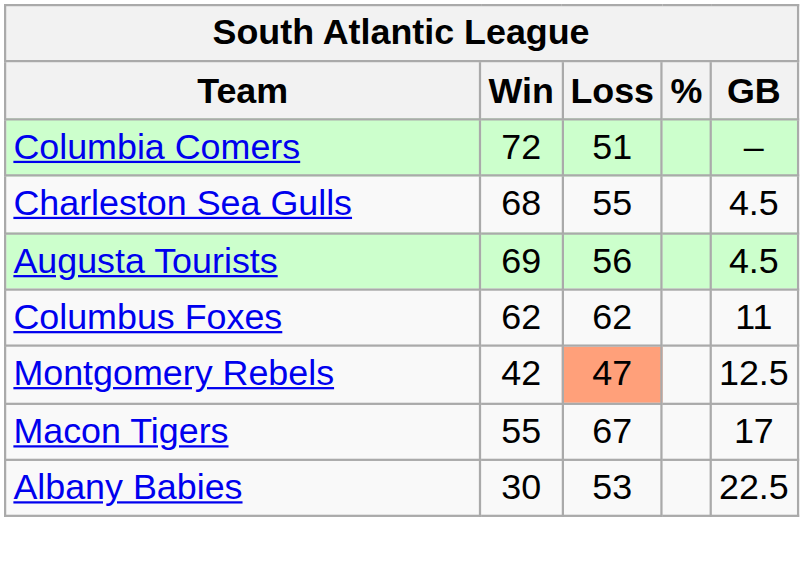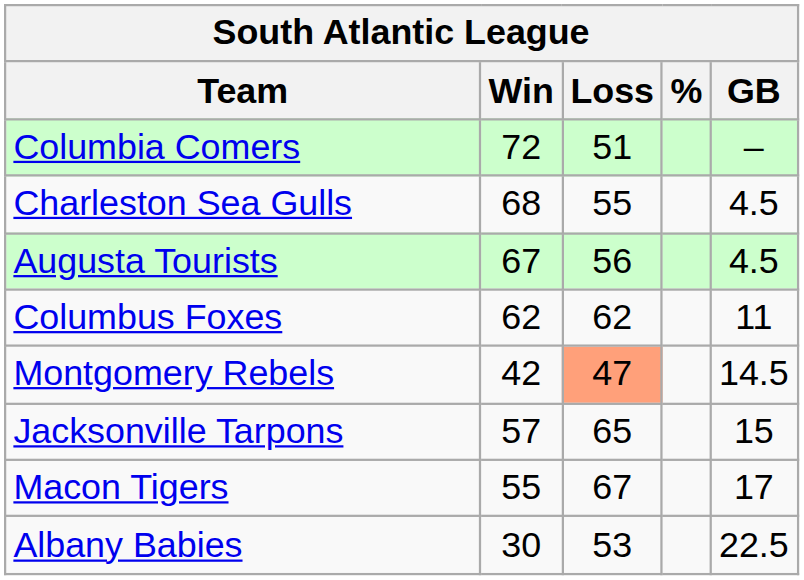(521, 260) 69 -> (521, 260) 67
(754, 373) 12.5 -> (754, 373) 14.5
+ row: (178, 430)
